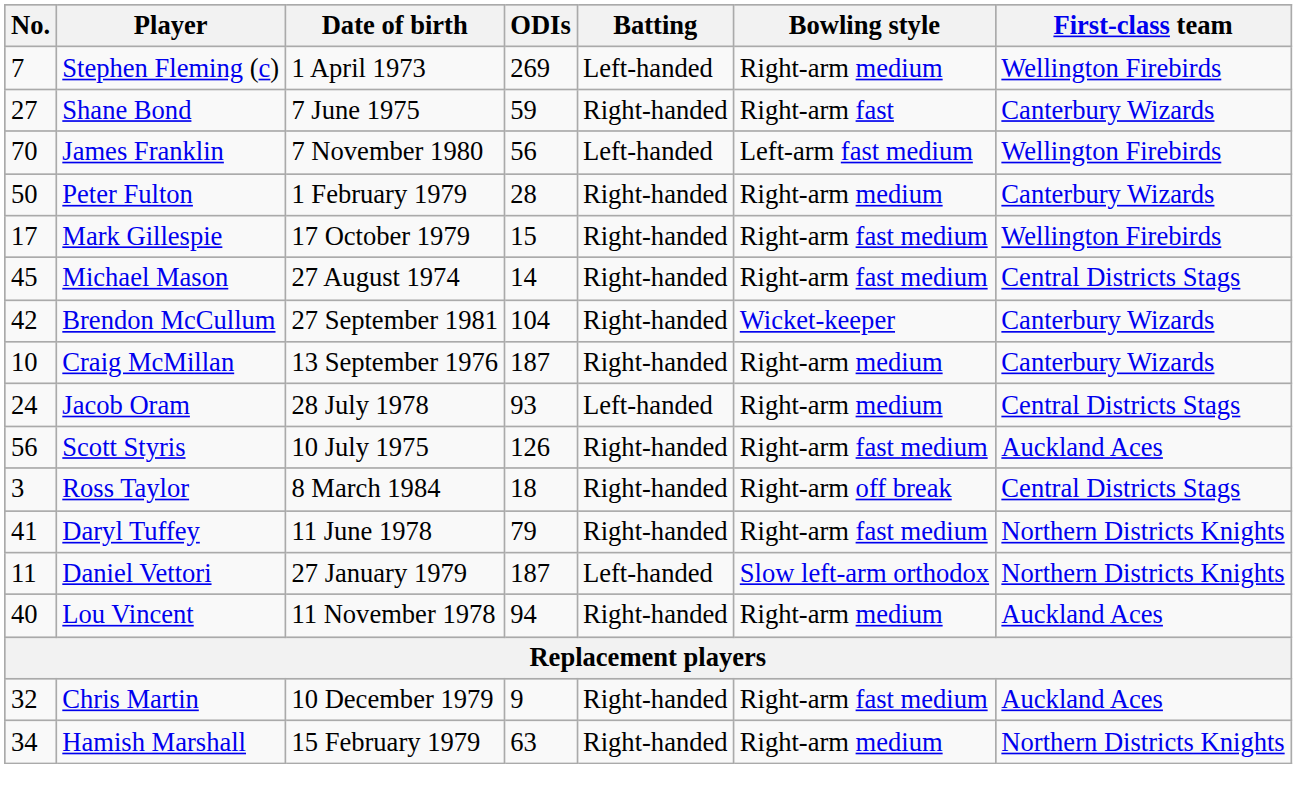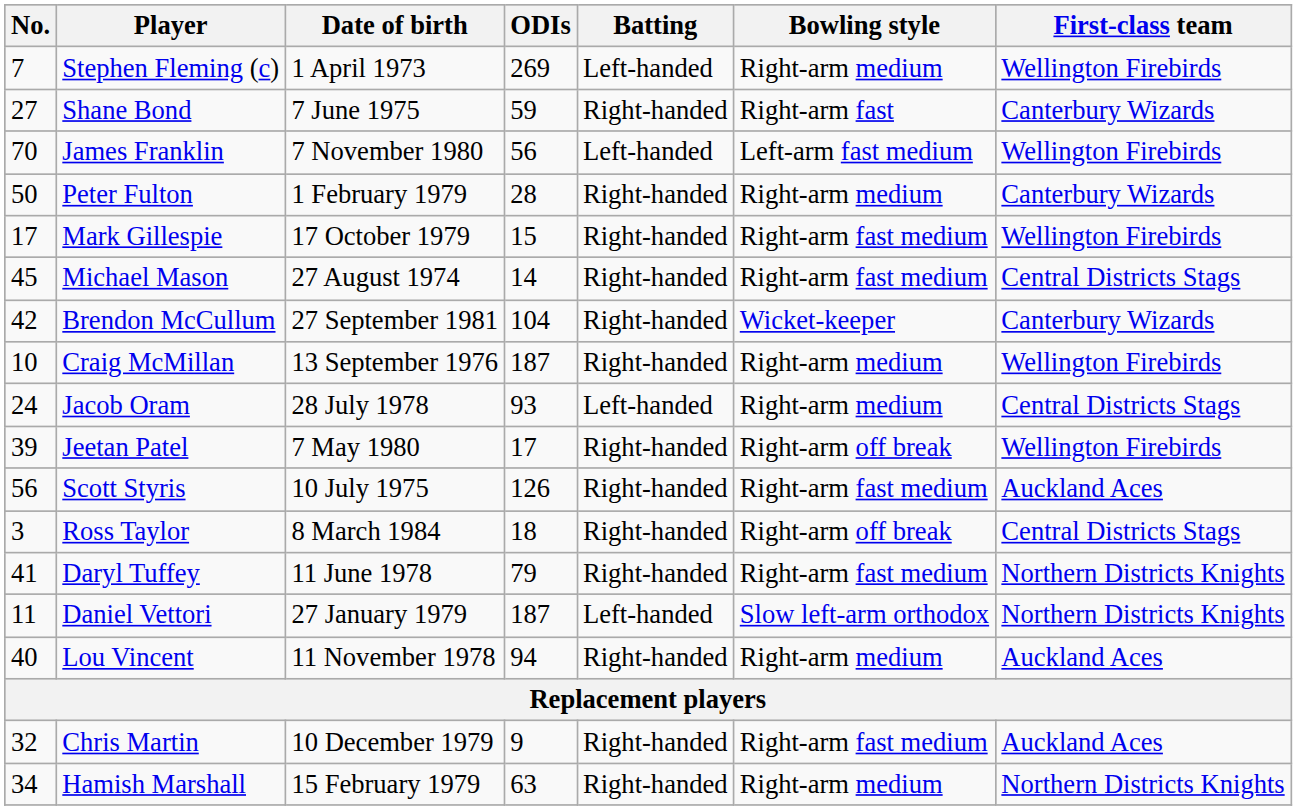(1108, 362) Canterbury Wizards -> (1111, 362) Wellington Firebirds
+ row: (125, 446)
